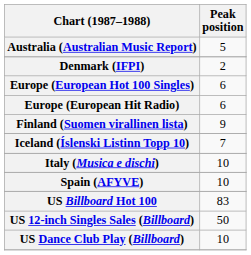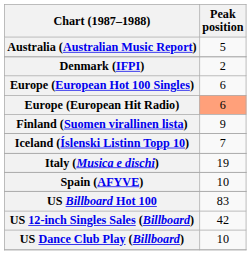(223, 104) no background -> (223, 104) lightsalmon background
(223, 162) 10 -> (223, 162) 19
(223, 220) 50 -> (223, 220) 42
